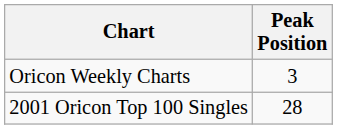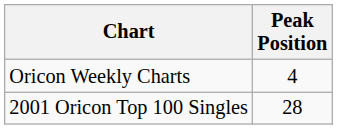(292, 75) 3 -> (292, 75) 4
